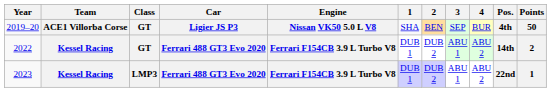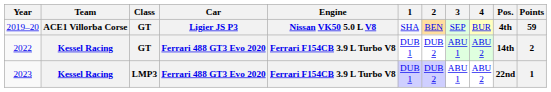(532, 26) 50 -> (532, 26) 59
